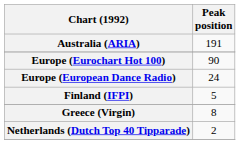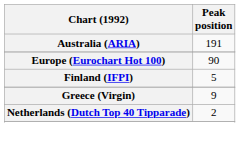- row: (98, 78)
(214, 113) 8 -> (214, 95) 9
